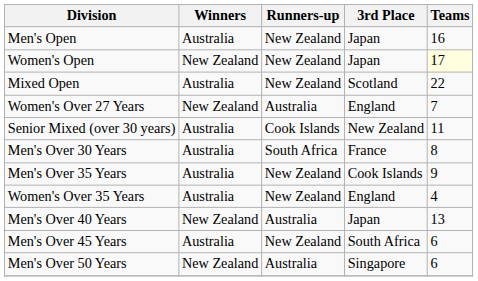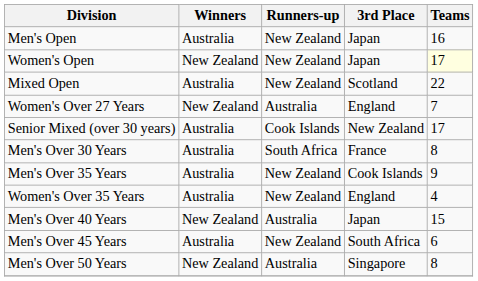(437, 128) 11 -> (438, 128) 17
(438, 219) 13 -> (438, 219) 15
(434, 264) 6 -> (434, 264) 8
